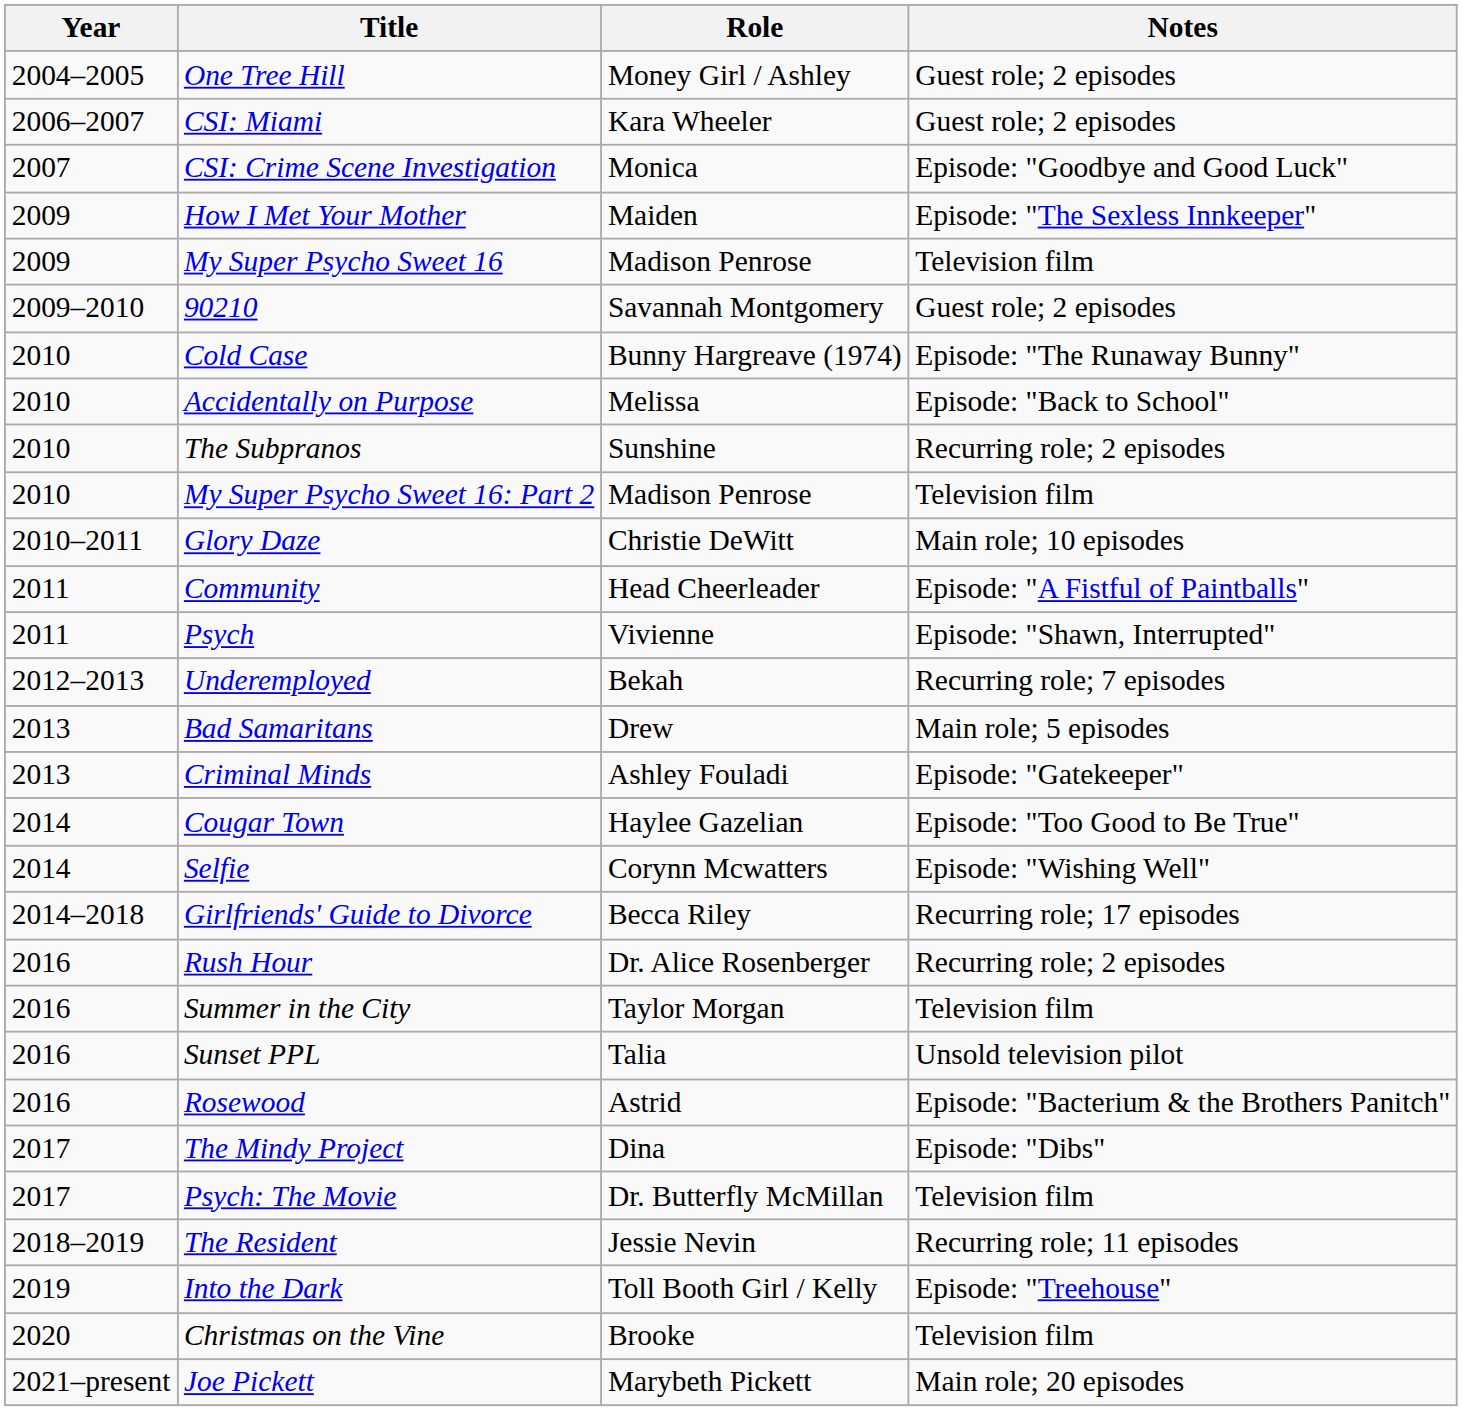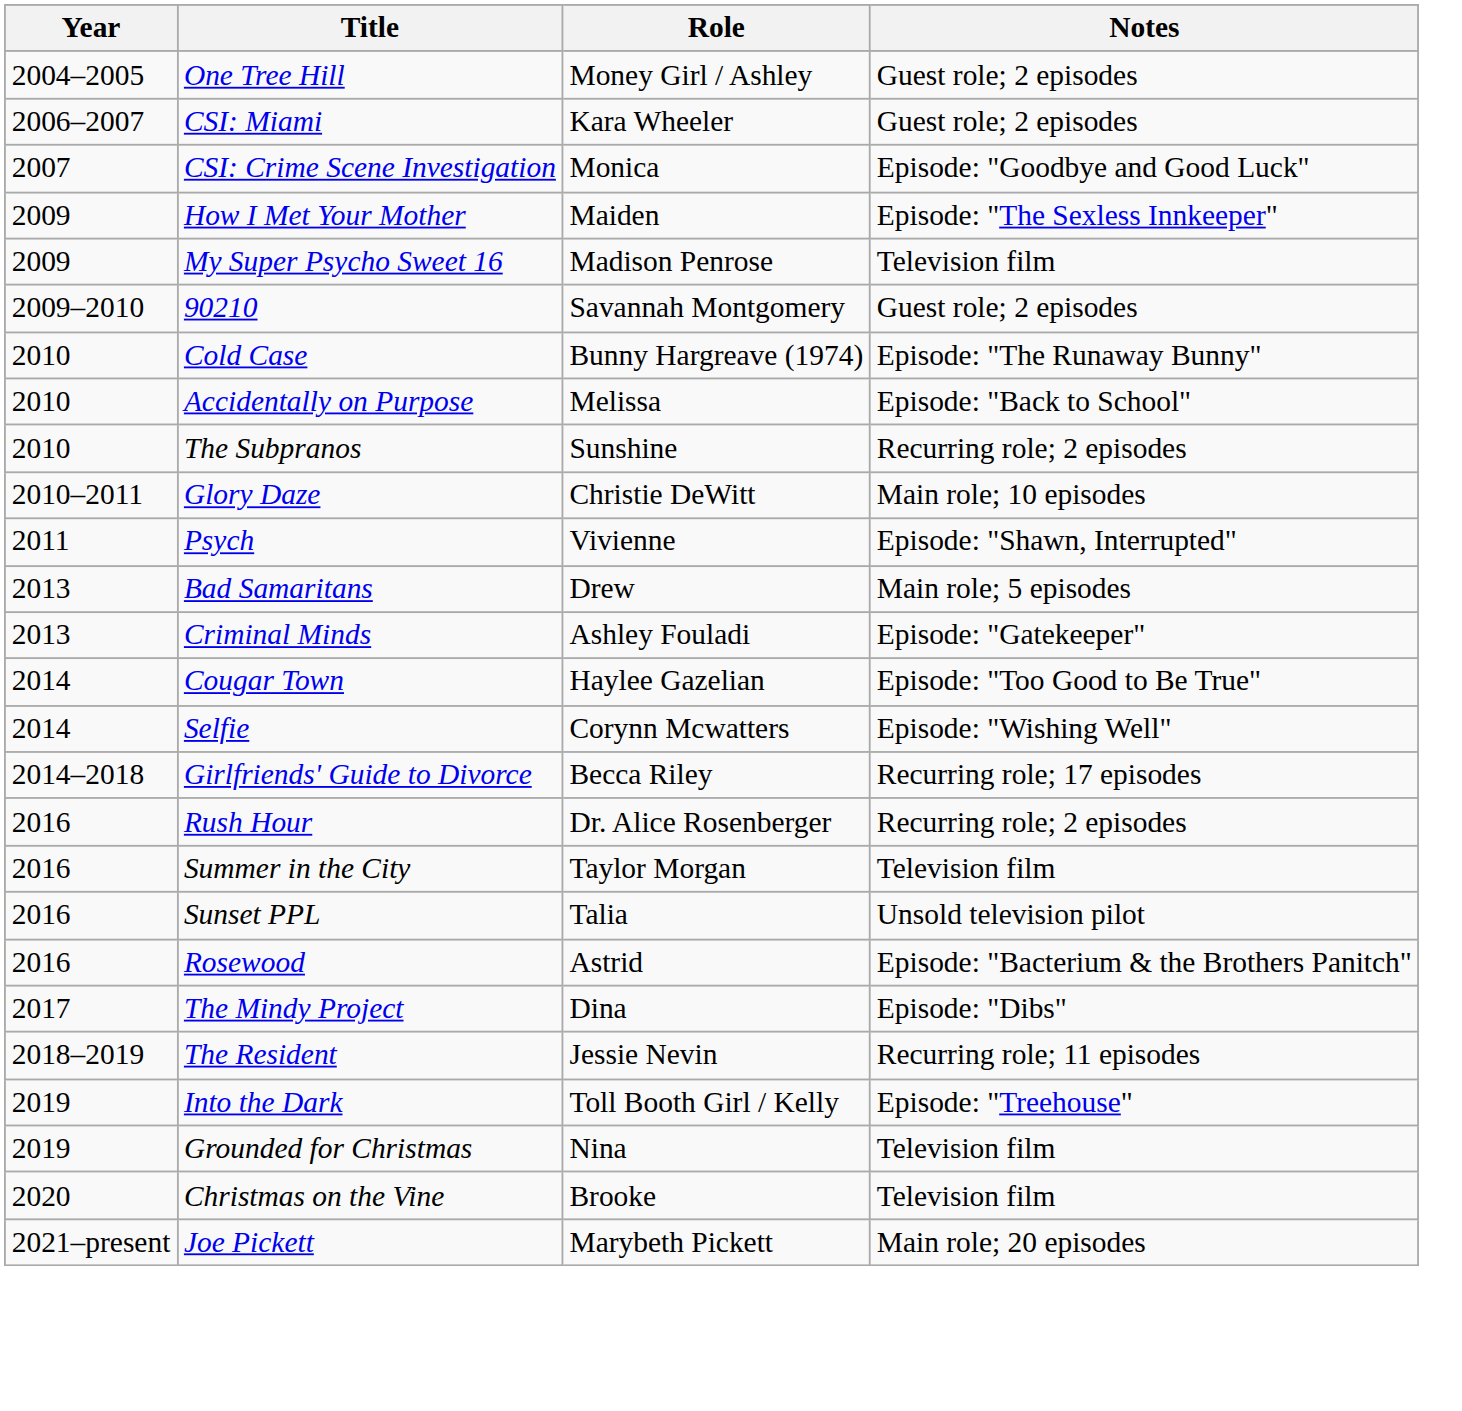- row: (389, 494)
- row: (252, 588)
- row: (277, 681)
- row: (290, 1195)
+ row: (328, 1148)
